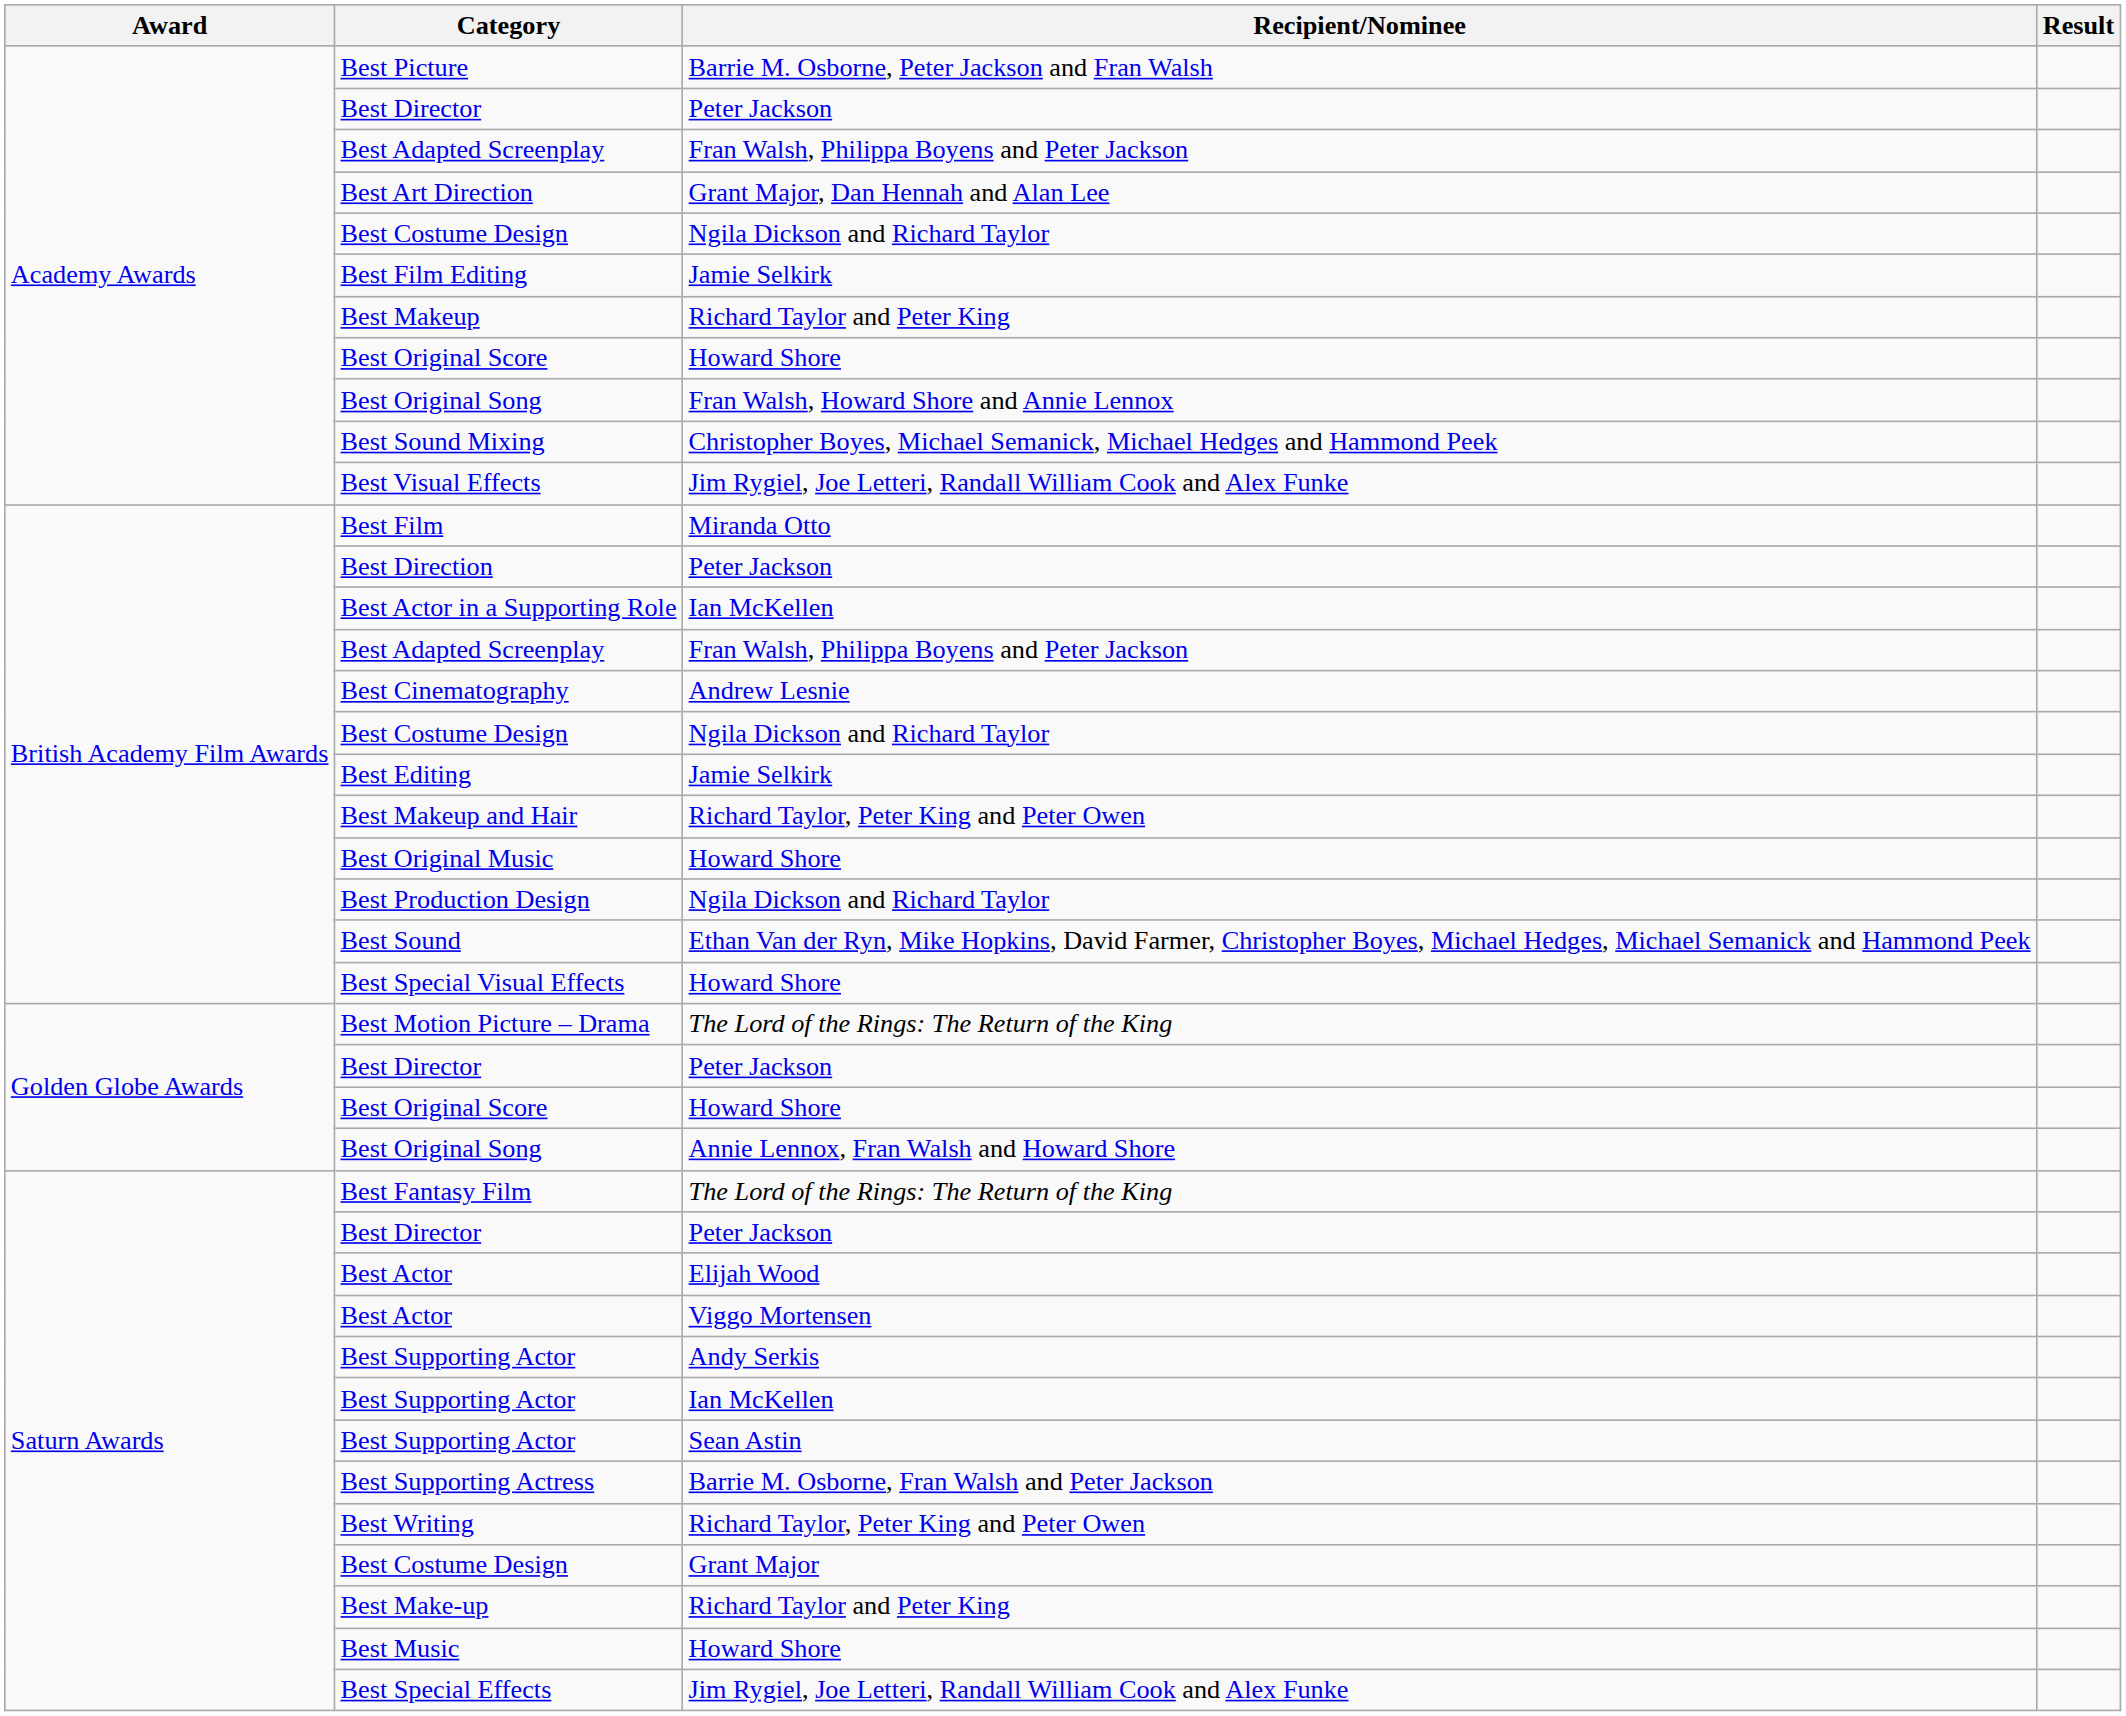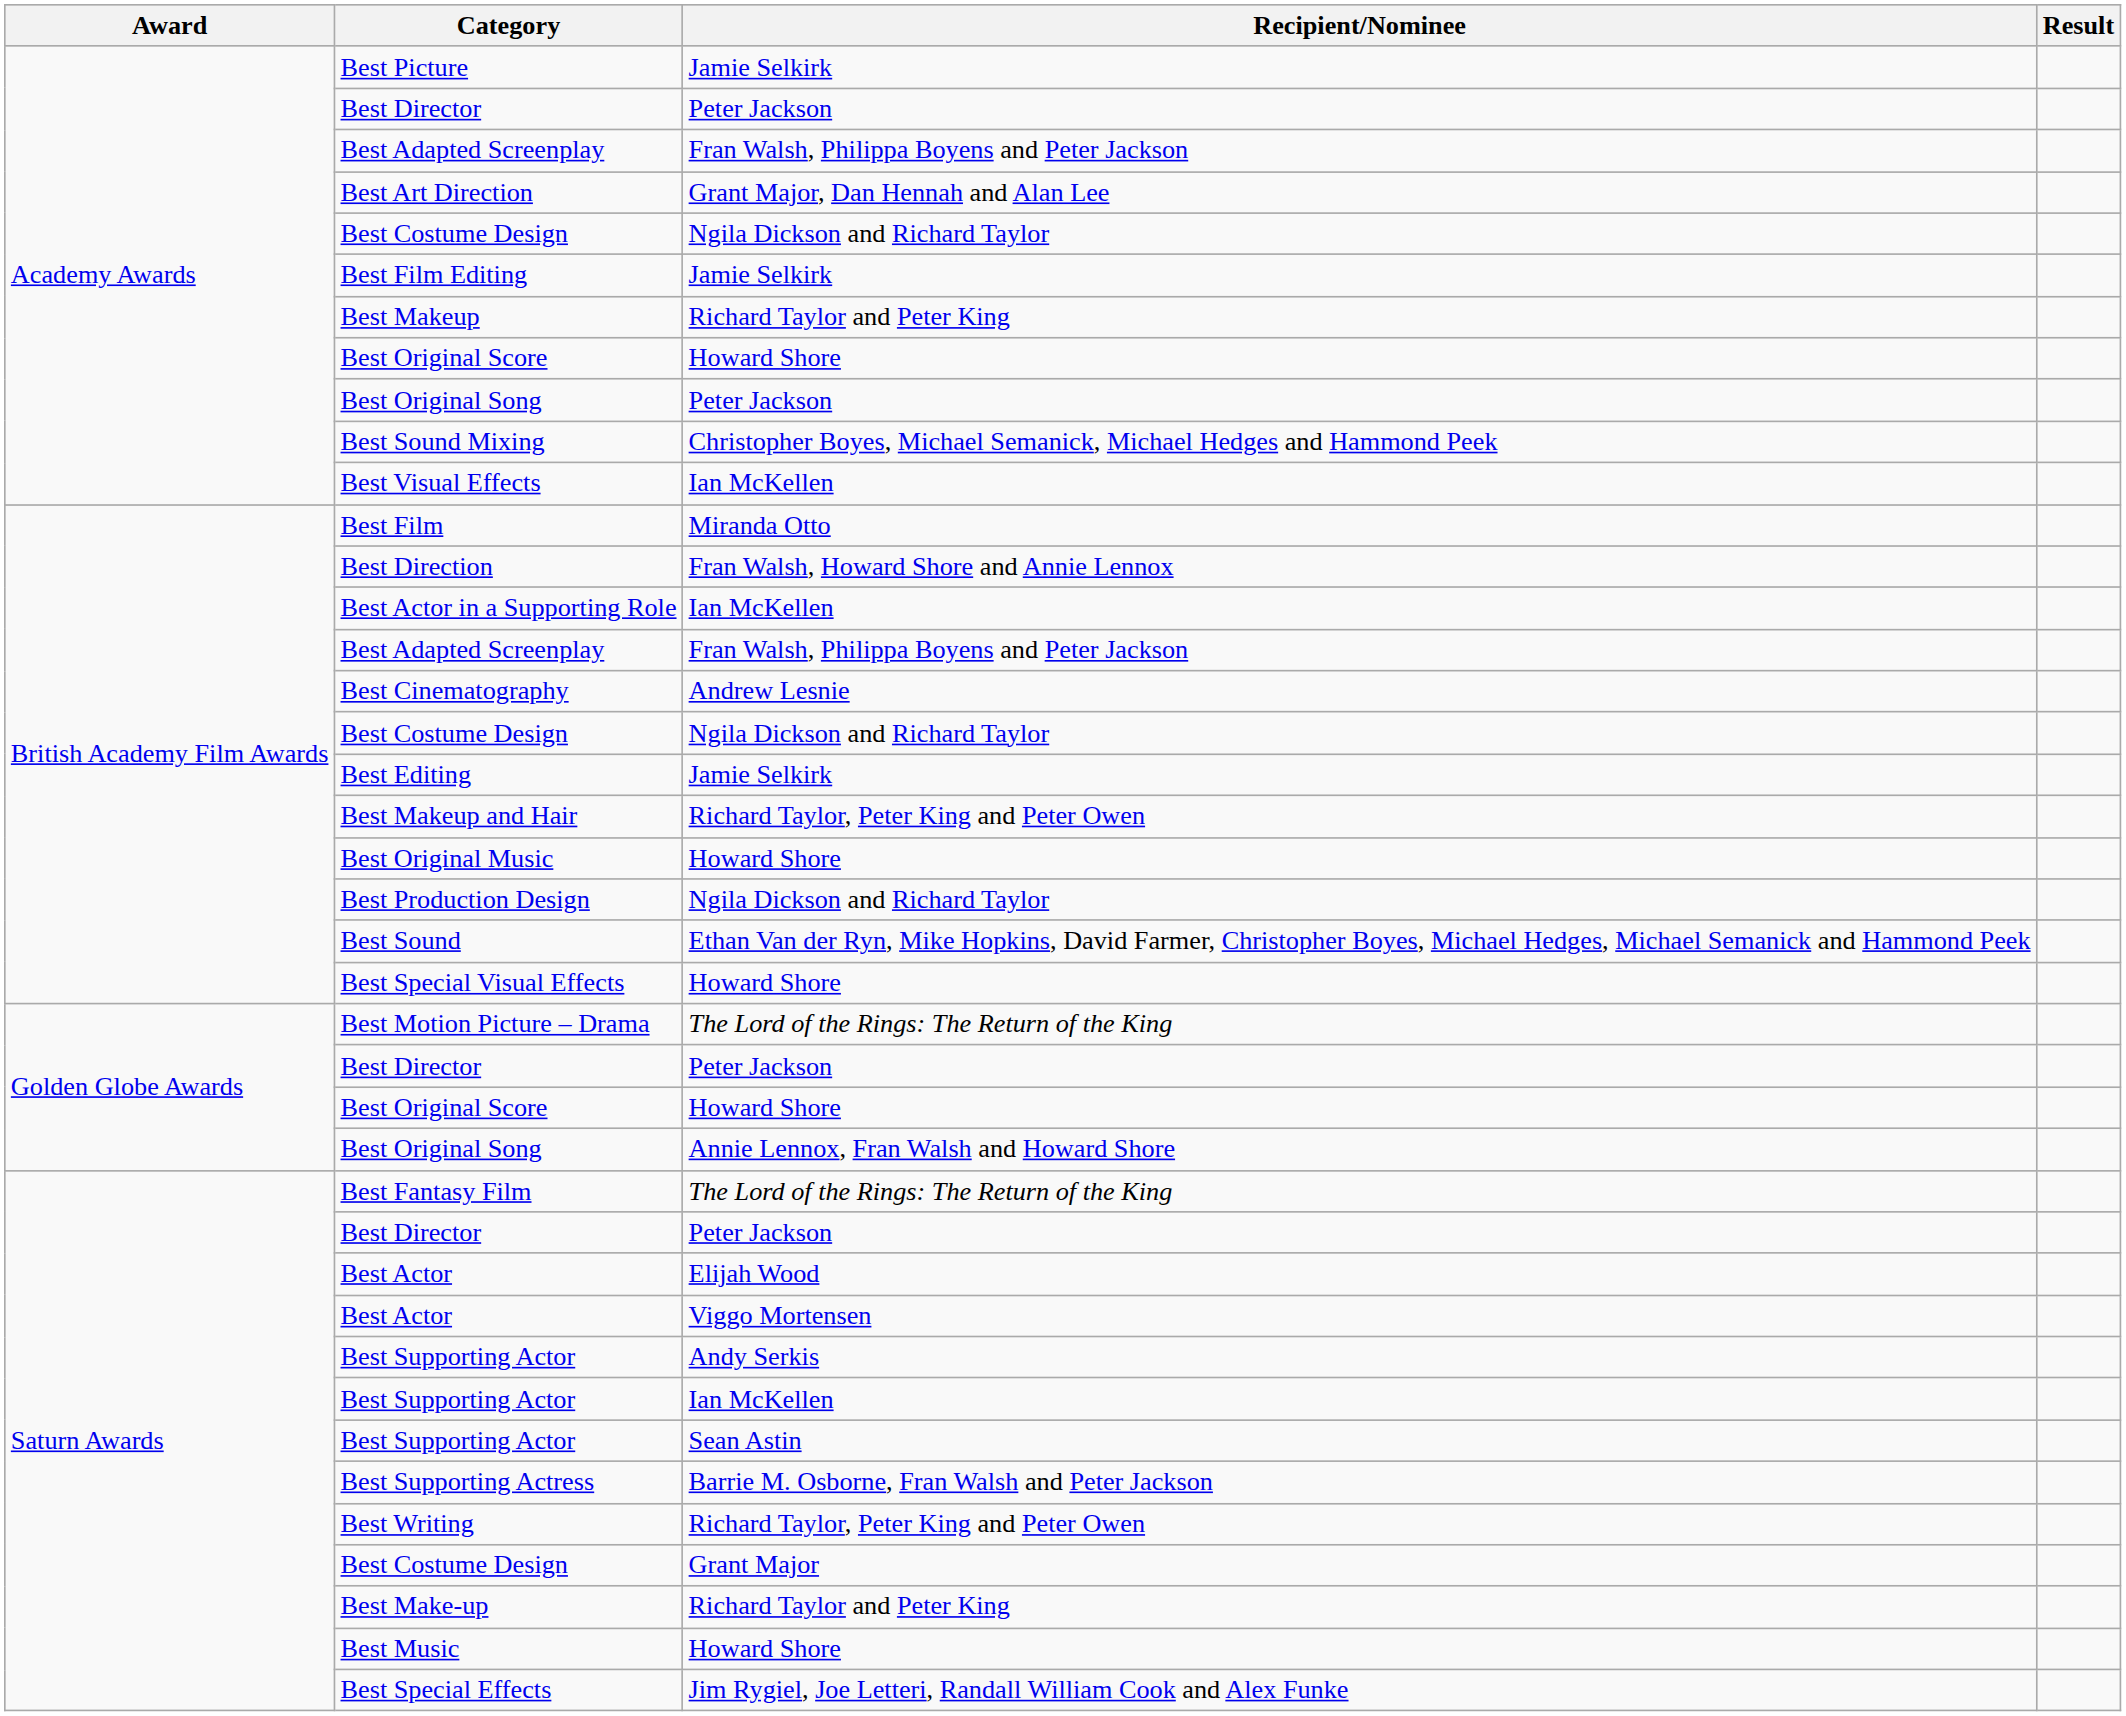(951, 66) Barrie M. Osborne, Peter Jackson and Fran Walsh -> (760, 66) Jamie Selkirk
(931, 399) Fran Walsh, Howard Shore and Annie Lennox -> (760, 399) Peter Jackson
(1019, 483) Jim Rygiel, Joe Letteri, Randall William Cook and Alex Funke -> (761, 483) Ian McKellen
(760, 566) Peter Jackson -> (931, 566) Fran Walsh, Howard Shore and Annie Lennox
